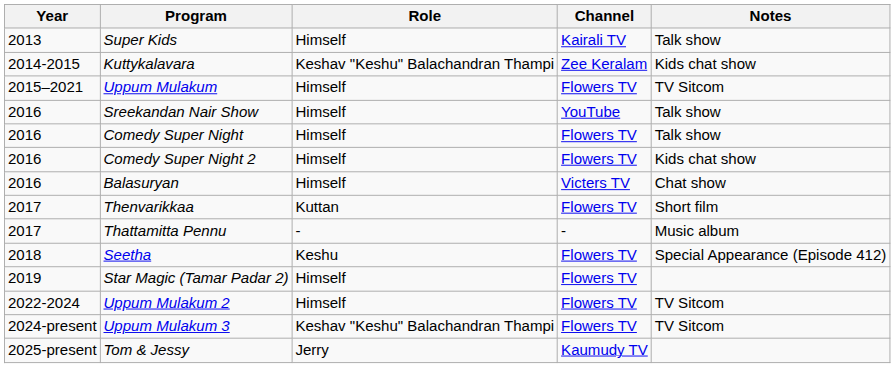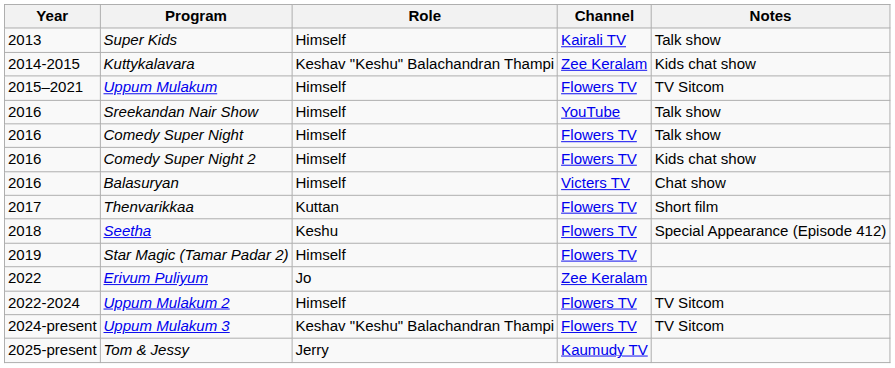- row: (165, 231)
+ row: (156, 278)
